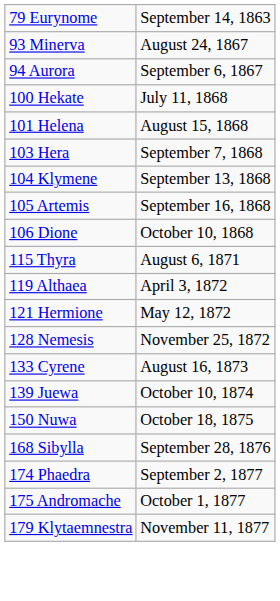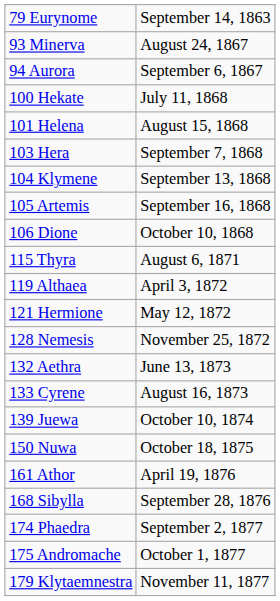+ row: (45, 366)
+ row: (42, 474)
